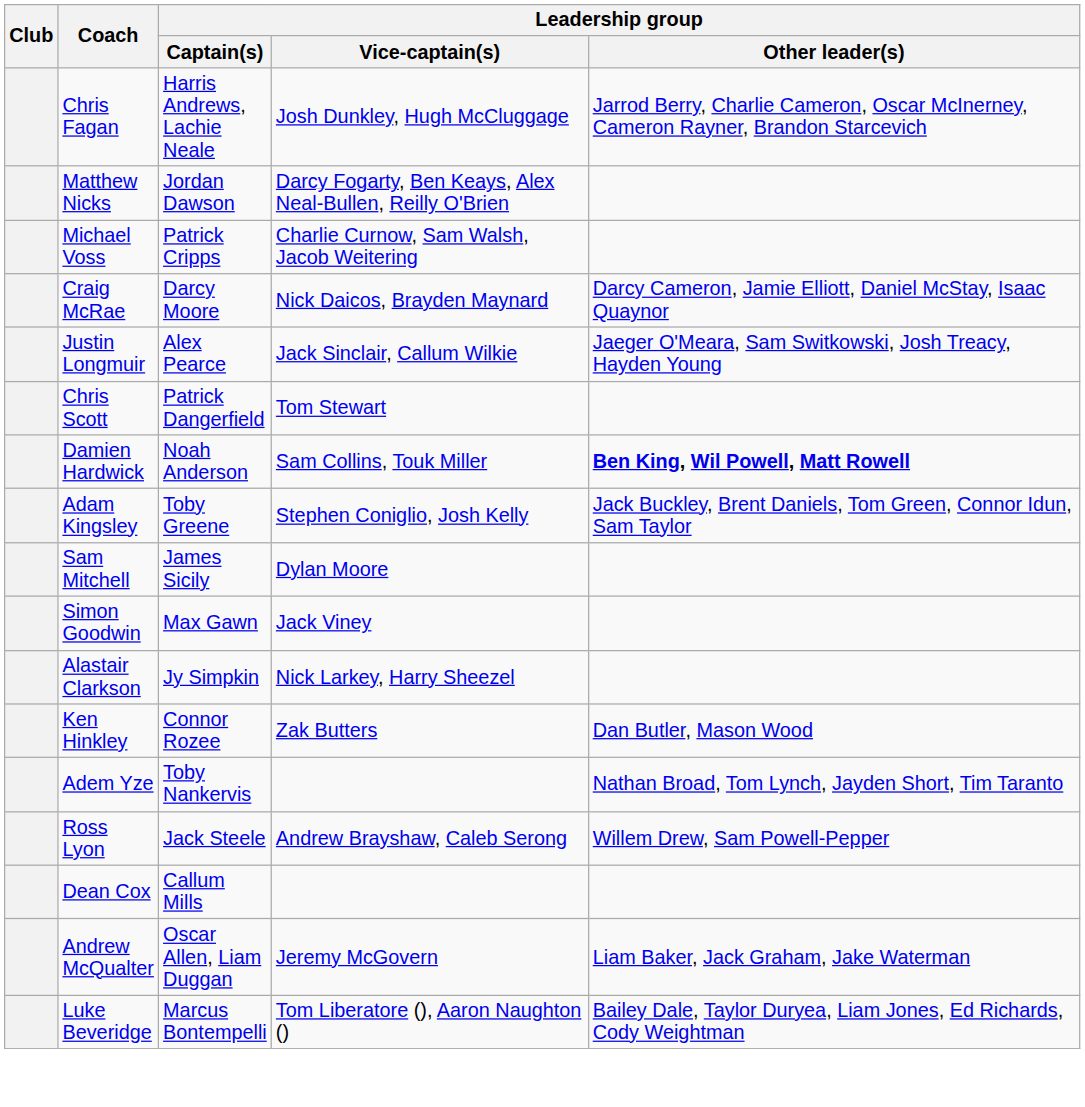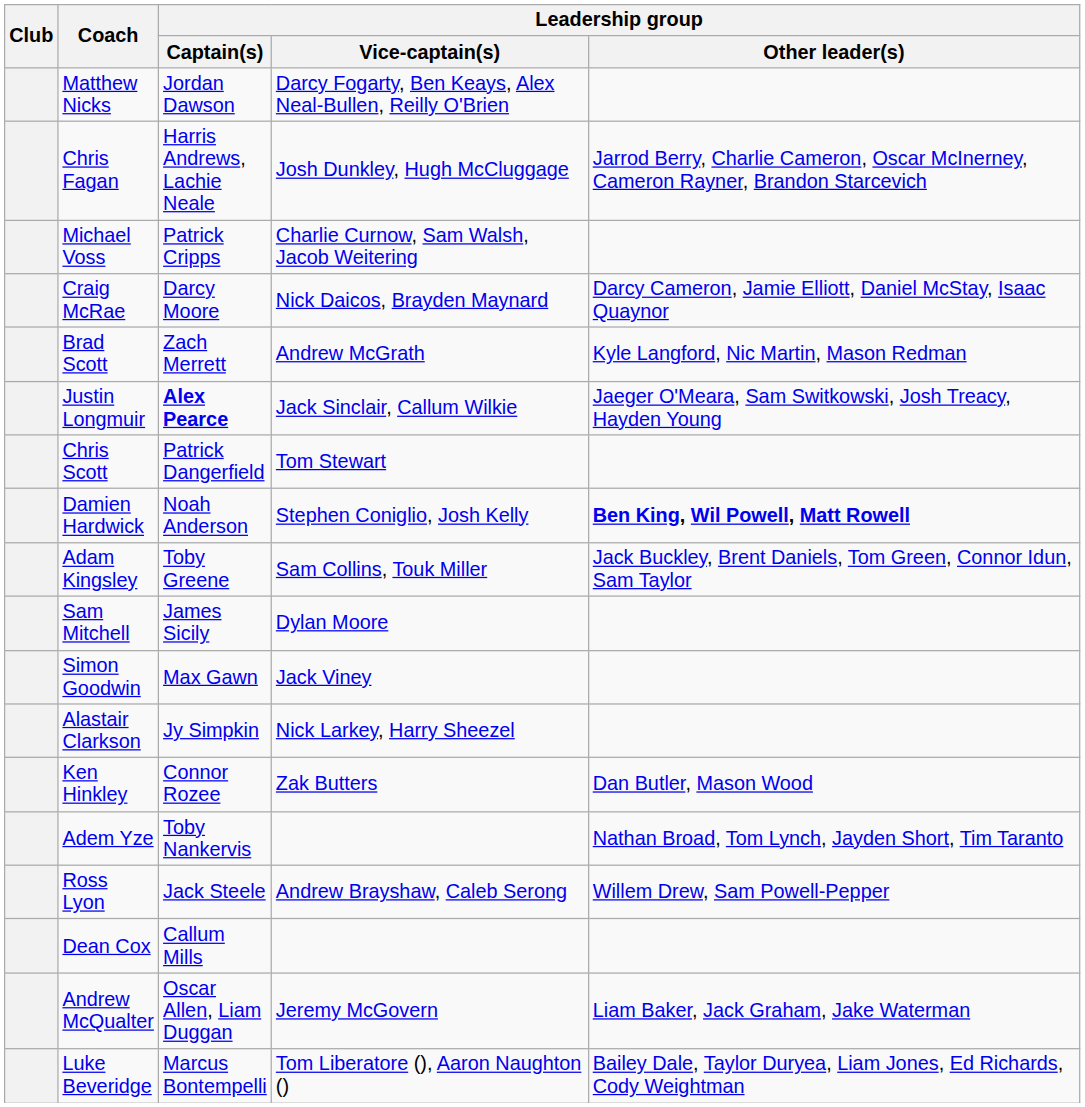rows swapped: (100, 192) <-> (91, 116)
+ row: (85, 354)
(195, 354) normal -> (196, 407) bold
(382, 461) Sam Collins, Touk Miller -> (402, 515) Stephen Coniglio, Josh Kelly
(402, 515) Stephen Coniglio, Josh Kelly -> (382, 569) Sam Collins, Touk Miller
